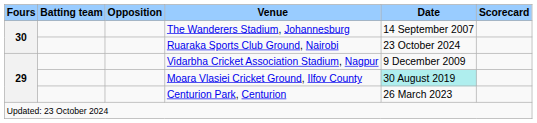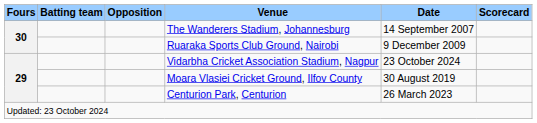(422, 45) 23 October 2024 -> (424, 45) 9 December 2009
(424, 62) 9 December 2009 -> (422, 62) 23 October 2024
(419, 78) paleturquoise background -> (419, 78) no background
